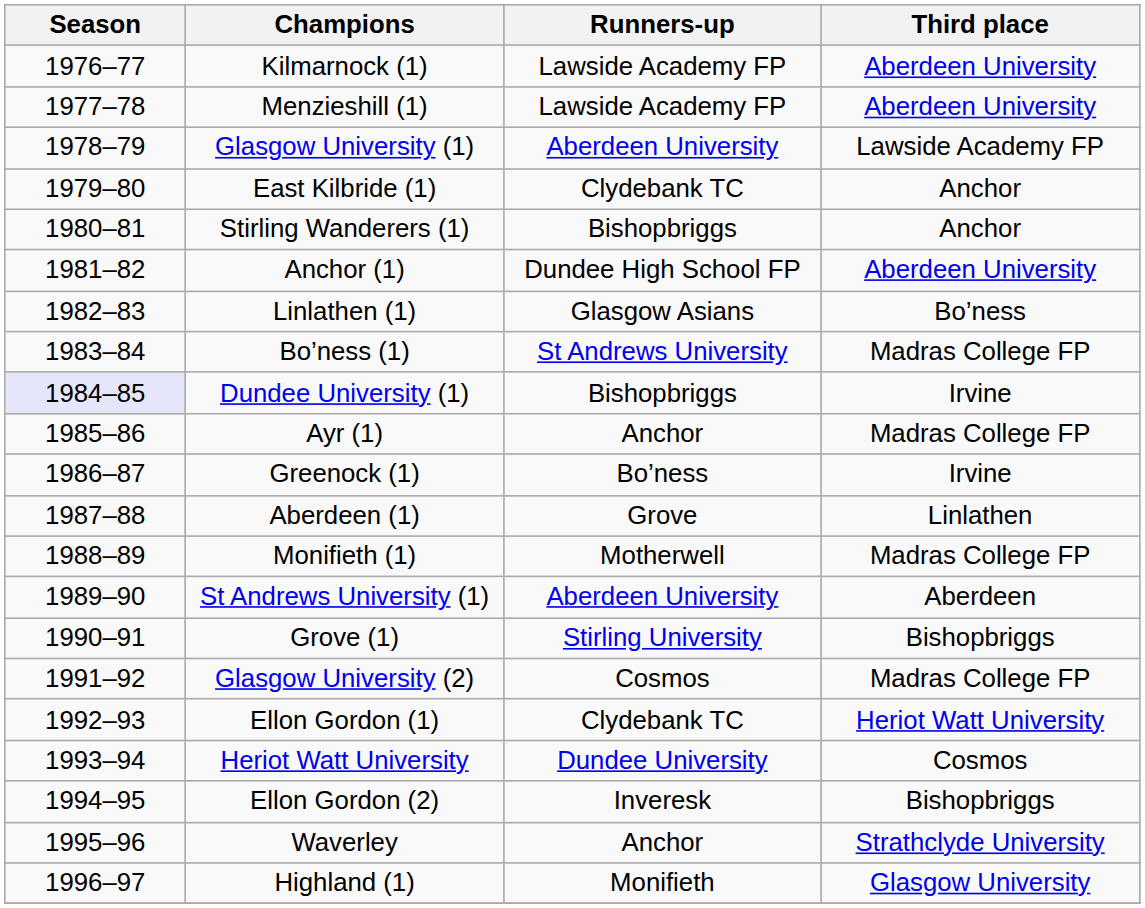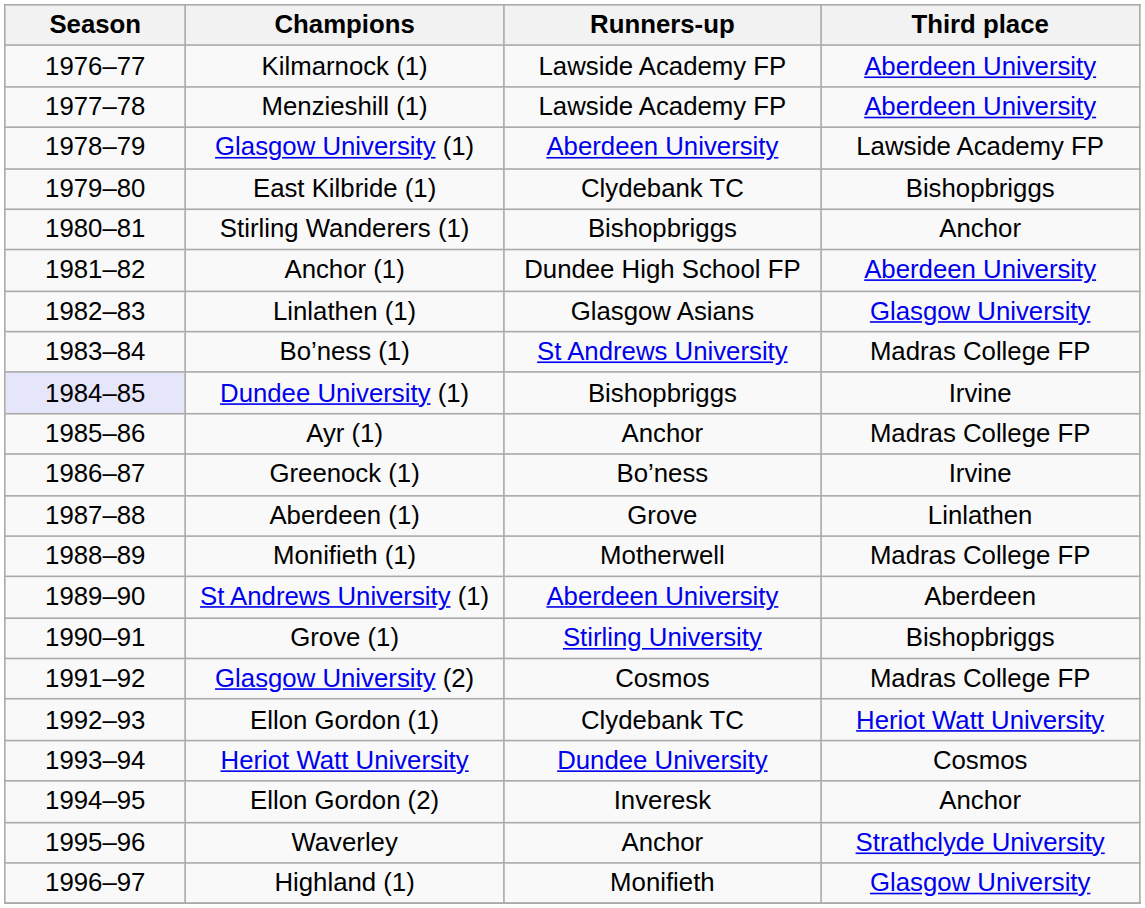(980, 188) Anchor -> (980, 188) Bishopbriggs
(980, 310) Bo’ness -> (980, 310) Glasgow University
(980, 801) Bishopbriggs -> (980, 801) Anchor
